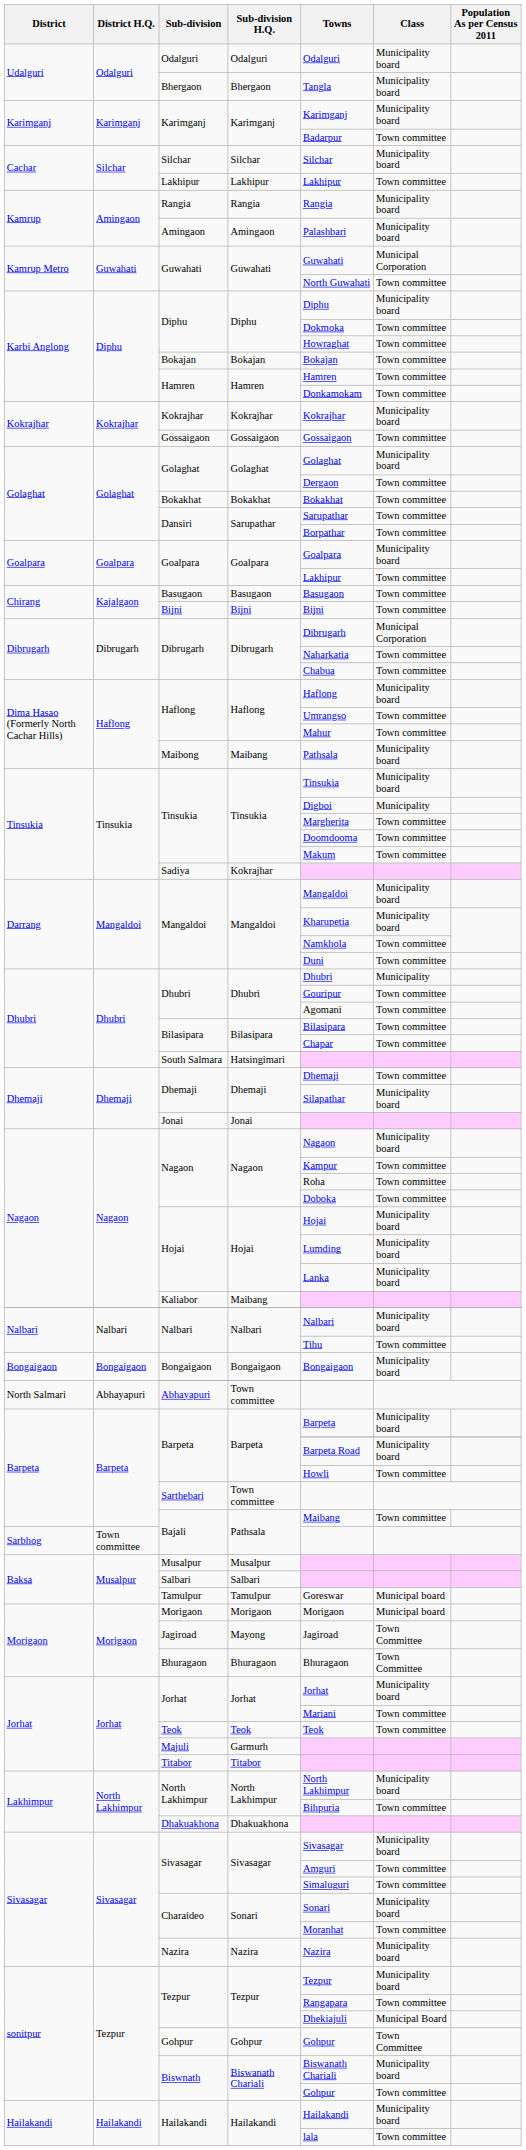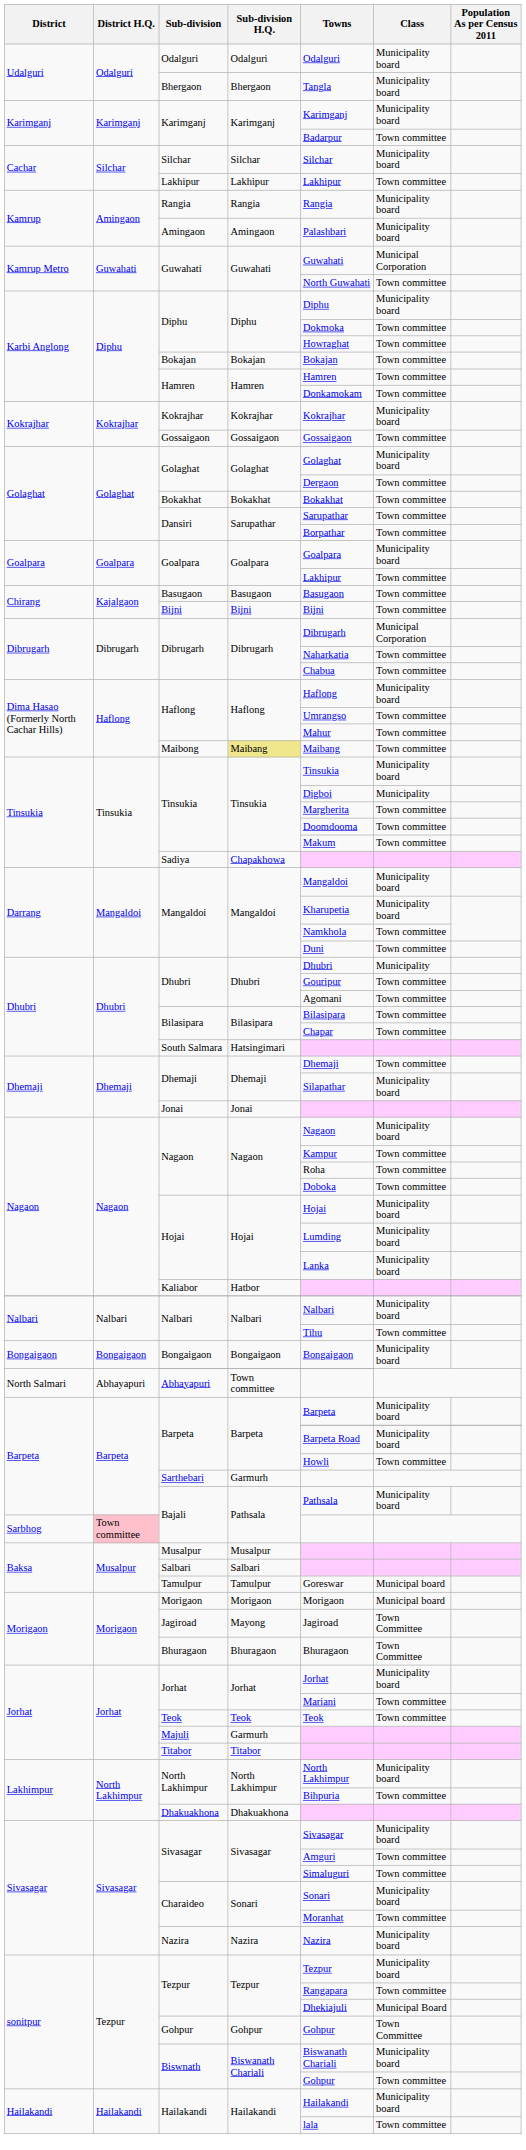(249, 754) no background -> (249, 749) khaki background
(320, 754) Pathsala -> (321, 749) Maibang
(403, 754) Municipality board -> (411, 749) Town committee
(252, 871) Kokrajhar -> (258, 859) Chapakhowa
(249, 1299) Maibang -> (245, 1287) Hatbor
(252, 1495) Town committee -> (249, 1478) Garmurh
(321, 1518) Maibang -> (320, 1500) Pathsala
(411, 1518) Town committee -> (403, 1500) Municipality board
(118, 1540) no background -> (118, 1528) pink background
